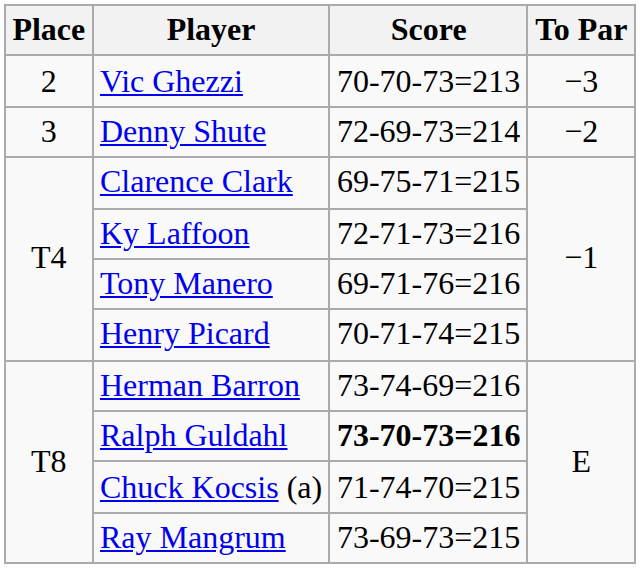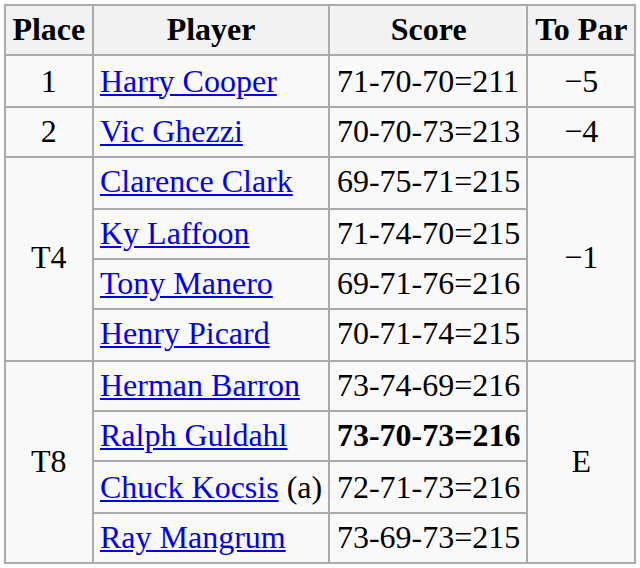+ row: (188, 80)
(581, 80) −3 -> (581, 131) −4
- row: (183, 131)
(429, 232) 72-71-73=216 -> (429, 232) 71-74-70=215
(429, 486) 71-74-70=215 -> (429, 486) 72-71-73=216
